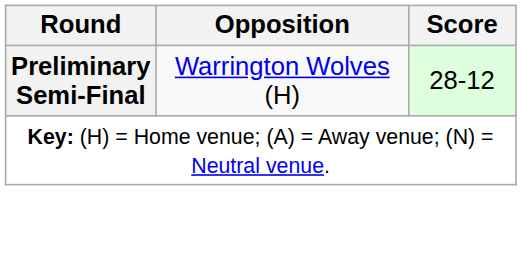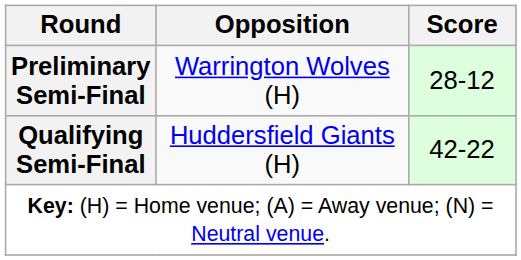+ row: (81, 149)
